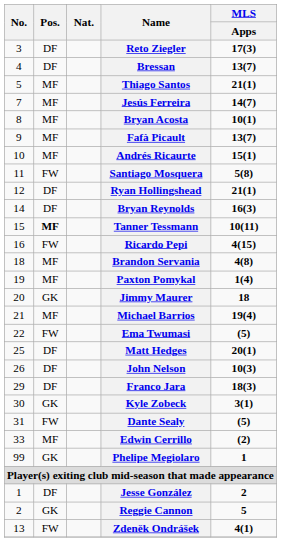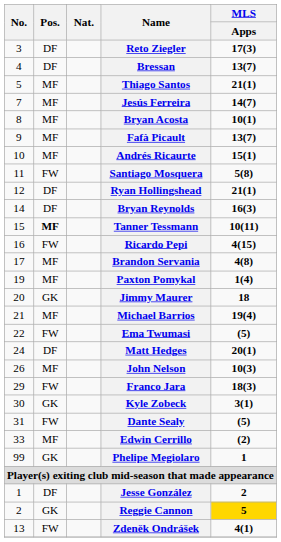(19, 262) 18 -> (19, 262) 17
(19, 350) 25 -> (19, 350) 24
(50, 368) DF -> (50, 368) MF
(50, 386) DF -> (50, 386) FW
(244, 510) no background -> (244, 510) gold background
